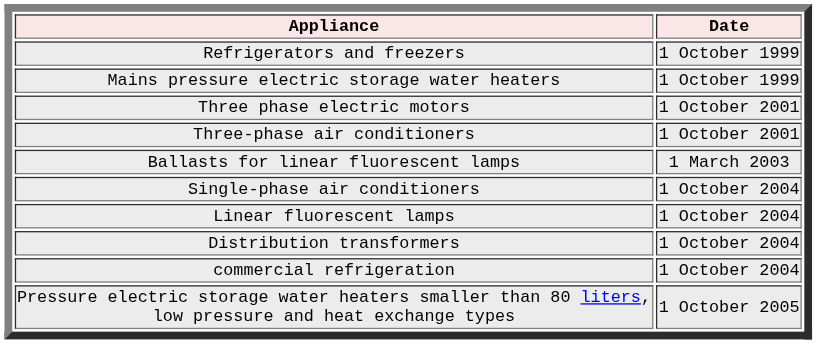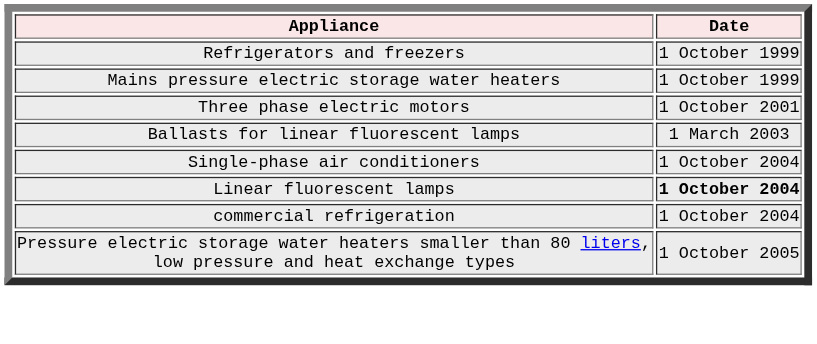- row: (334, 135)
(729, 216) normal -> (729, 189) bold
- row: (334, 243)
